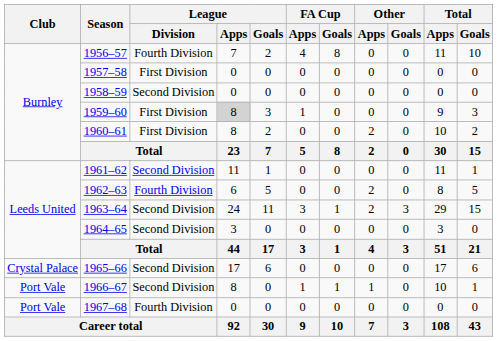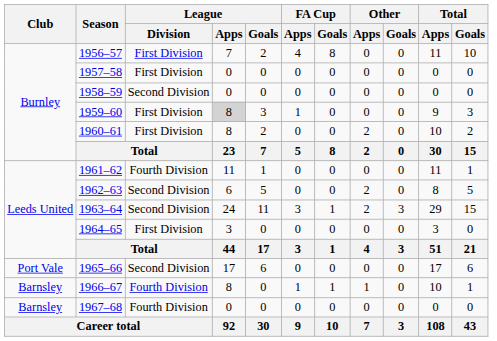(173, 53) Fourth Division -> (169, 53) First Division
(173, 170) Second Division -> (169, 170) Fourth Division
(173, 190) Fourth Division -> (169, 190) Second Division
(173, 229) Second Division -> (169, 229) First Division
(43, 268) Crystal Palace -> (40, 268) Port Vale
(43, 287) Port Vale -> (40, 287) Barnsley
(173, 287) Second Division -> (169, 287) Fourth Division
(43, 307) Port Vale -> (40, 307) Barnsley
